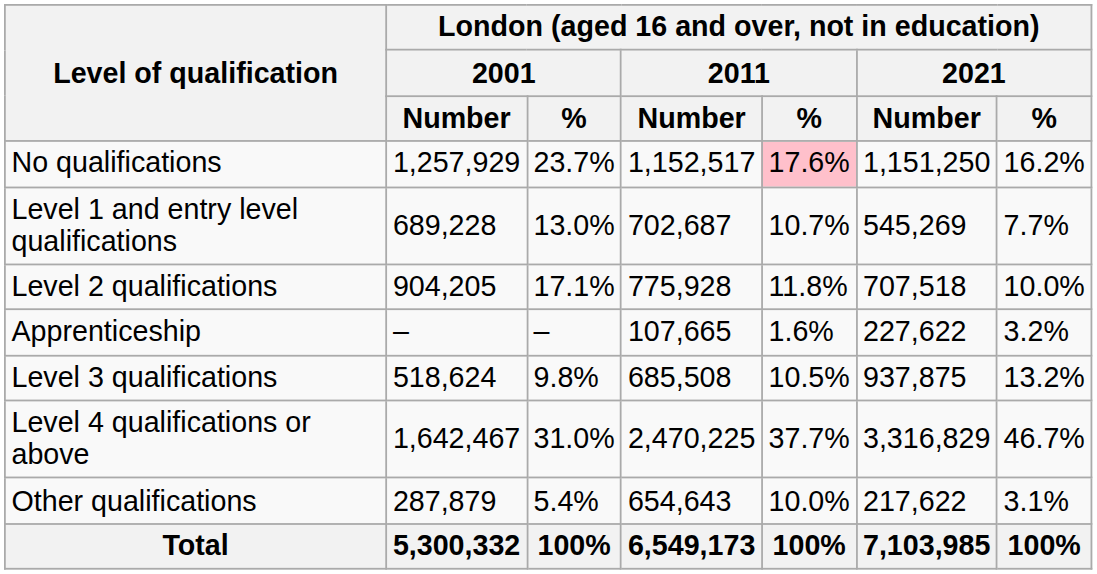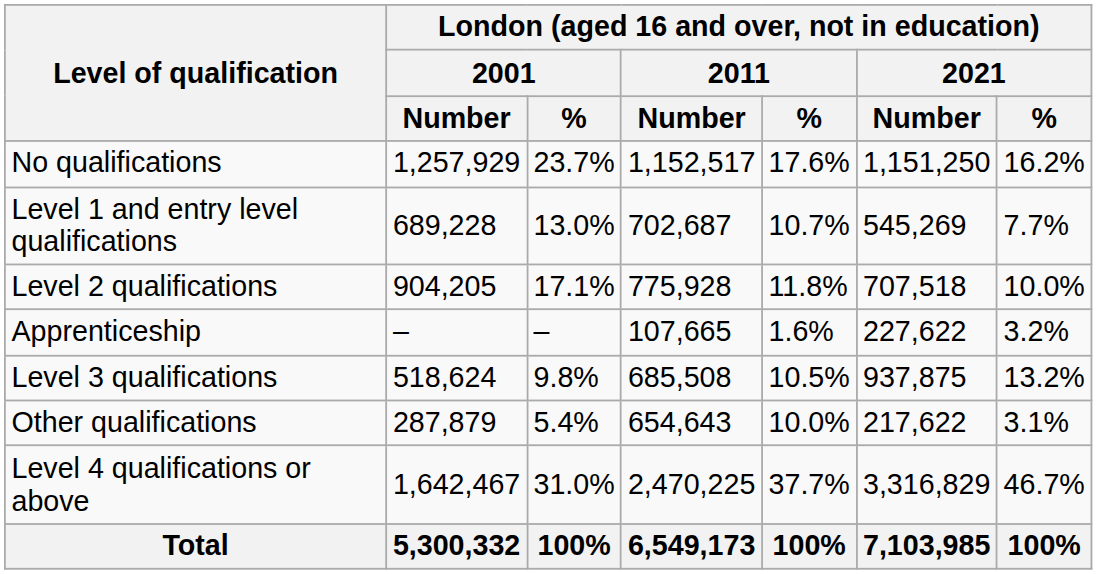(809, 163) pink background -> (809, 163) no background
rows swapped: (161, 438) <-> (134, 500)
